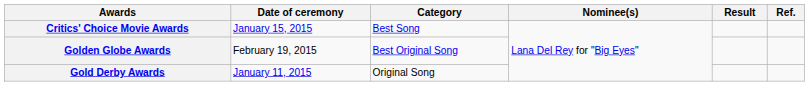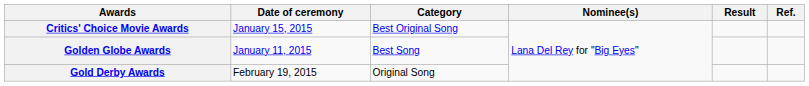(396, 28) Best Song -> (415, 28) Best Original Song
(275, 50) February 19, 2015 -> (272, 50) January 11, 2015
(415, 50) Best Original Song -> (396, 50) Best Song
(272, 72) January 11, 2015 -> (275, 72) February 19, 2015
